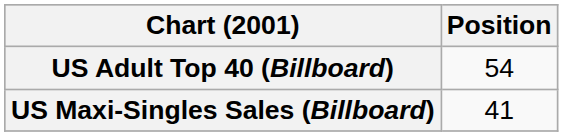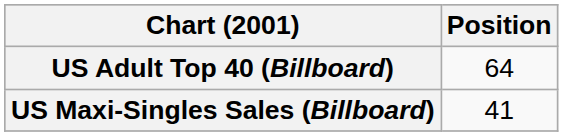(499, 67) 54 -> (499, 67) 64
